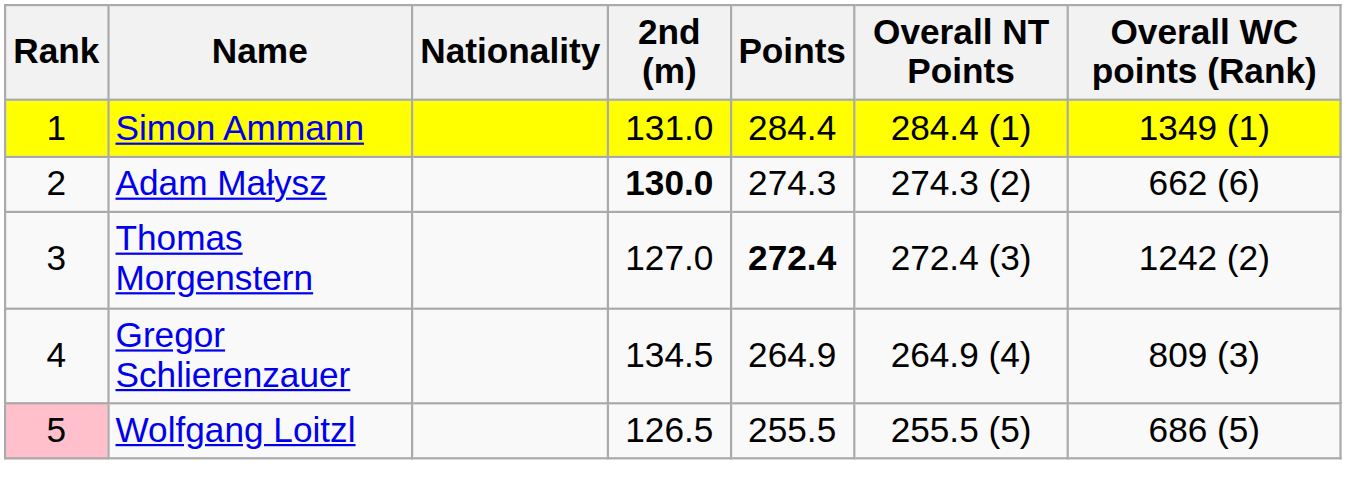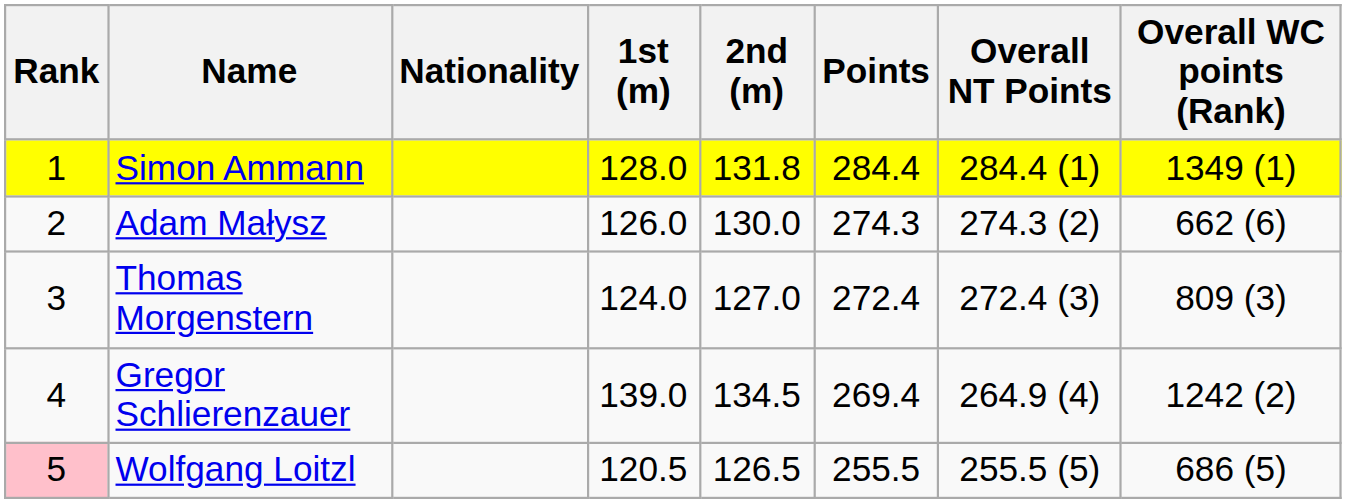+ column: (643, 72)
(669, 127) 131.0 -> (757, 167) 131.8
(669, 183) bold -> (757, 223) normal
(792, 259) bold -> (876, 298) normal
(1204, 259) 1242 (2) -> (1231, 298) 809 (3)
(792, 354) 264.9 -> (876, 394) 269.4
(1204, 354) 809 (3) -> (1231, 394) 1242 (2)
